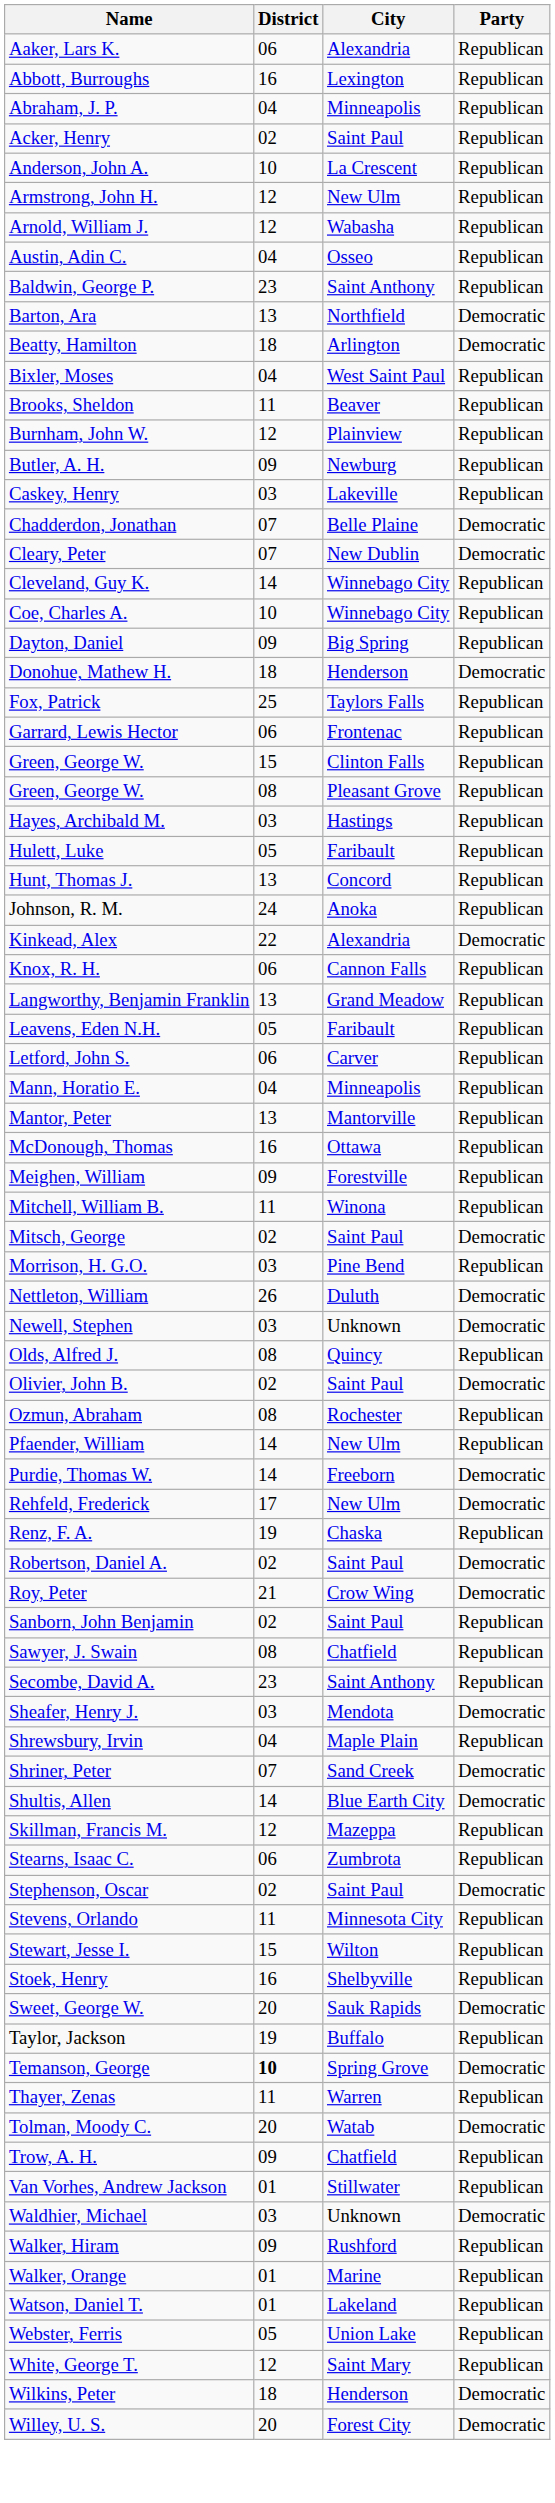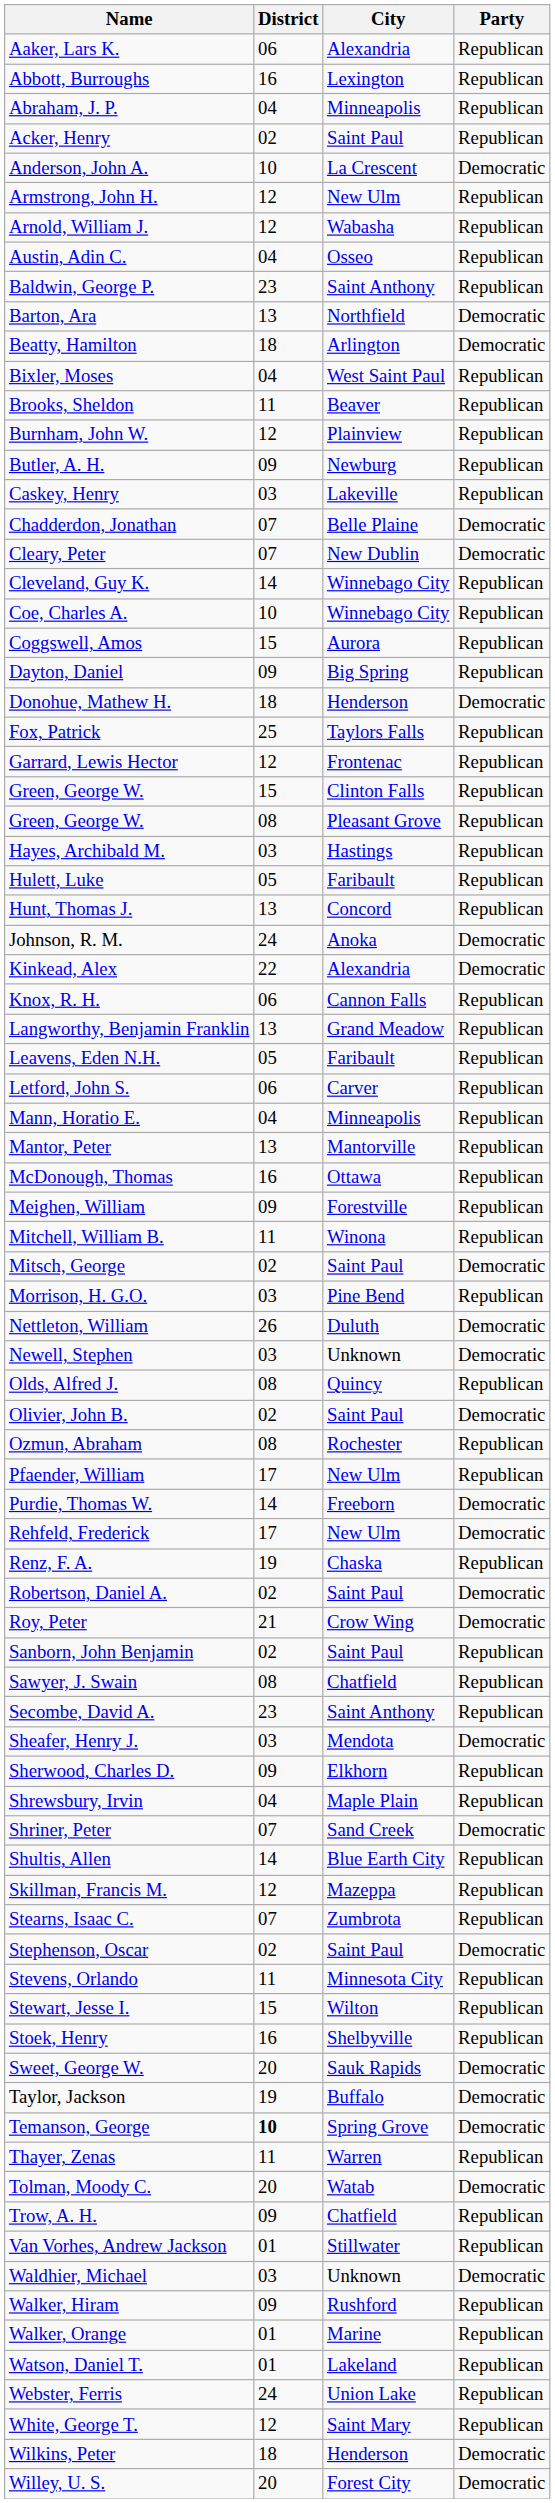(501, 167) Republican -> (502, 167) Democratic
+ row: (75, 642)
(267, 731) 06 -> (267, 761) 12
(501, 910) Republican -> (502, 939) Democratic
(267, 1444) 14 -> (267, 1474) 17
+ row: (92, 1770)
(502, 1800) Democratic -> (501, 1860) Republican
(267, 1860) 06 -> (267, 1919) 07
(501, 2038) Republican -> (502, 2097) Democratic
(267, 2335) 05 -> (267, 2394) 24
